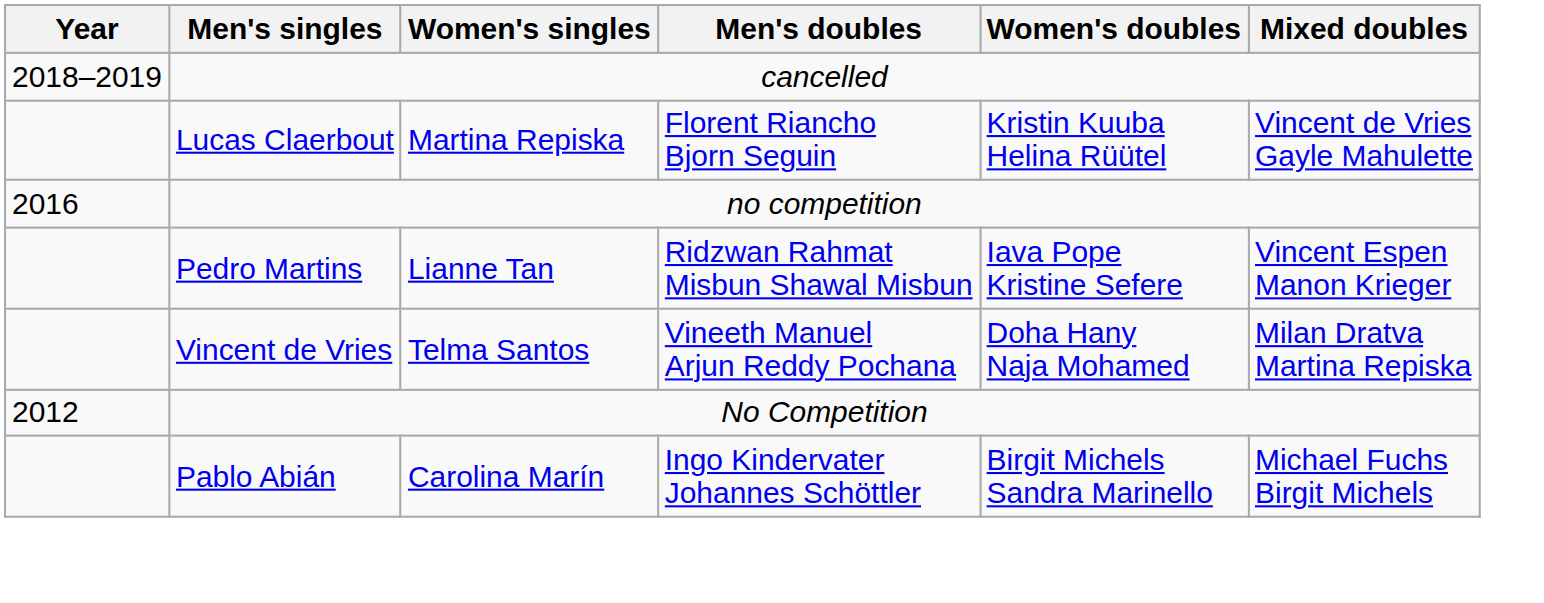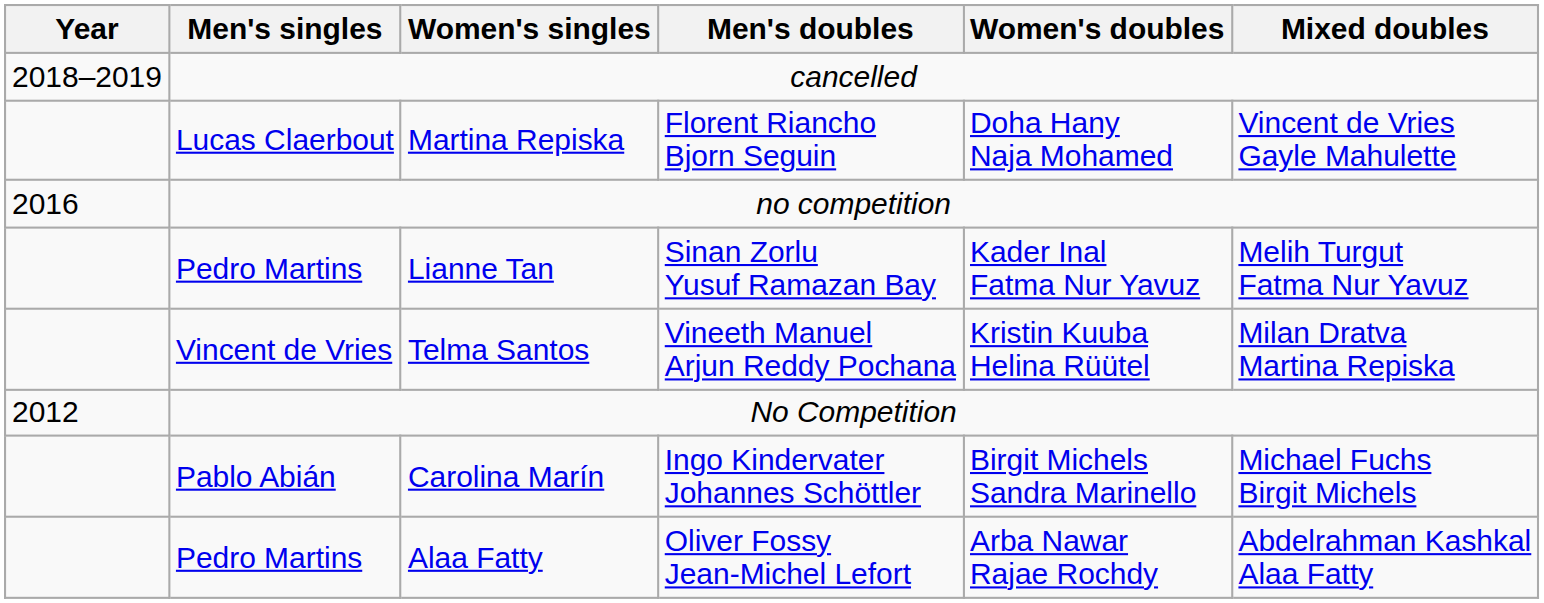(1076, 140) Kristin Kuuba Helina Rüütel -> (1071, 140) Doha Hany Naja Mohamed
- row: (819, 268)
+ row: (800, 268)
(1088, 349) Doha Hany Naja Mohamed -> (1060, 349) Kristin Kuuba Helina Rüütel
+ row: (788, 557)
